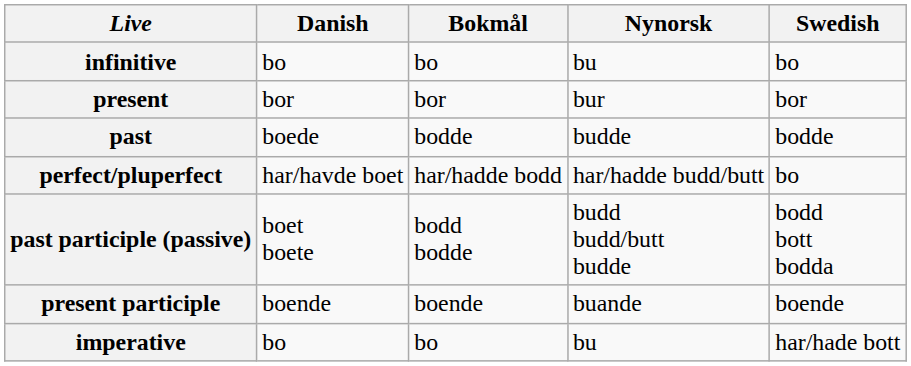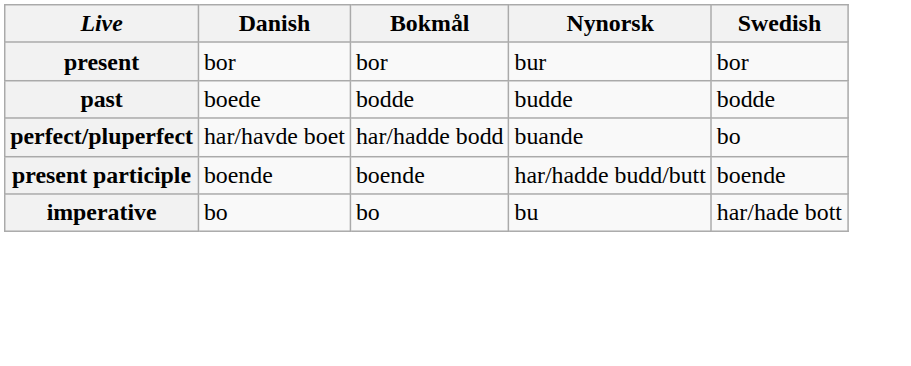- row: (131, 61)
(669, 174) har/hadde budd/butt -> (549, 136) buande
- row: (131, 239)
(607, 303) buande -> (610, 174) har/hadde budd/butt
